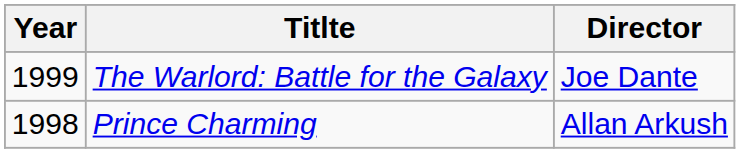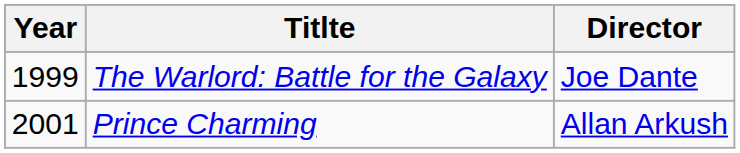(45, 123) 1998 -> (45, 123) 2001
